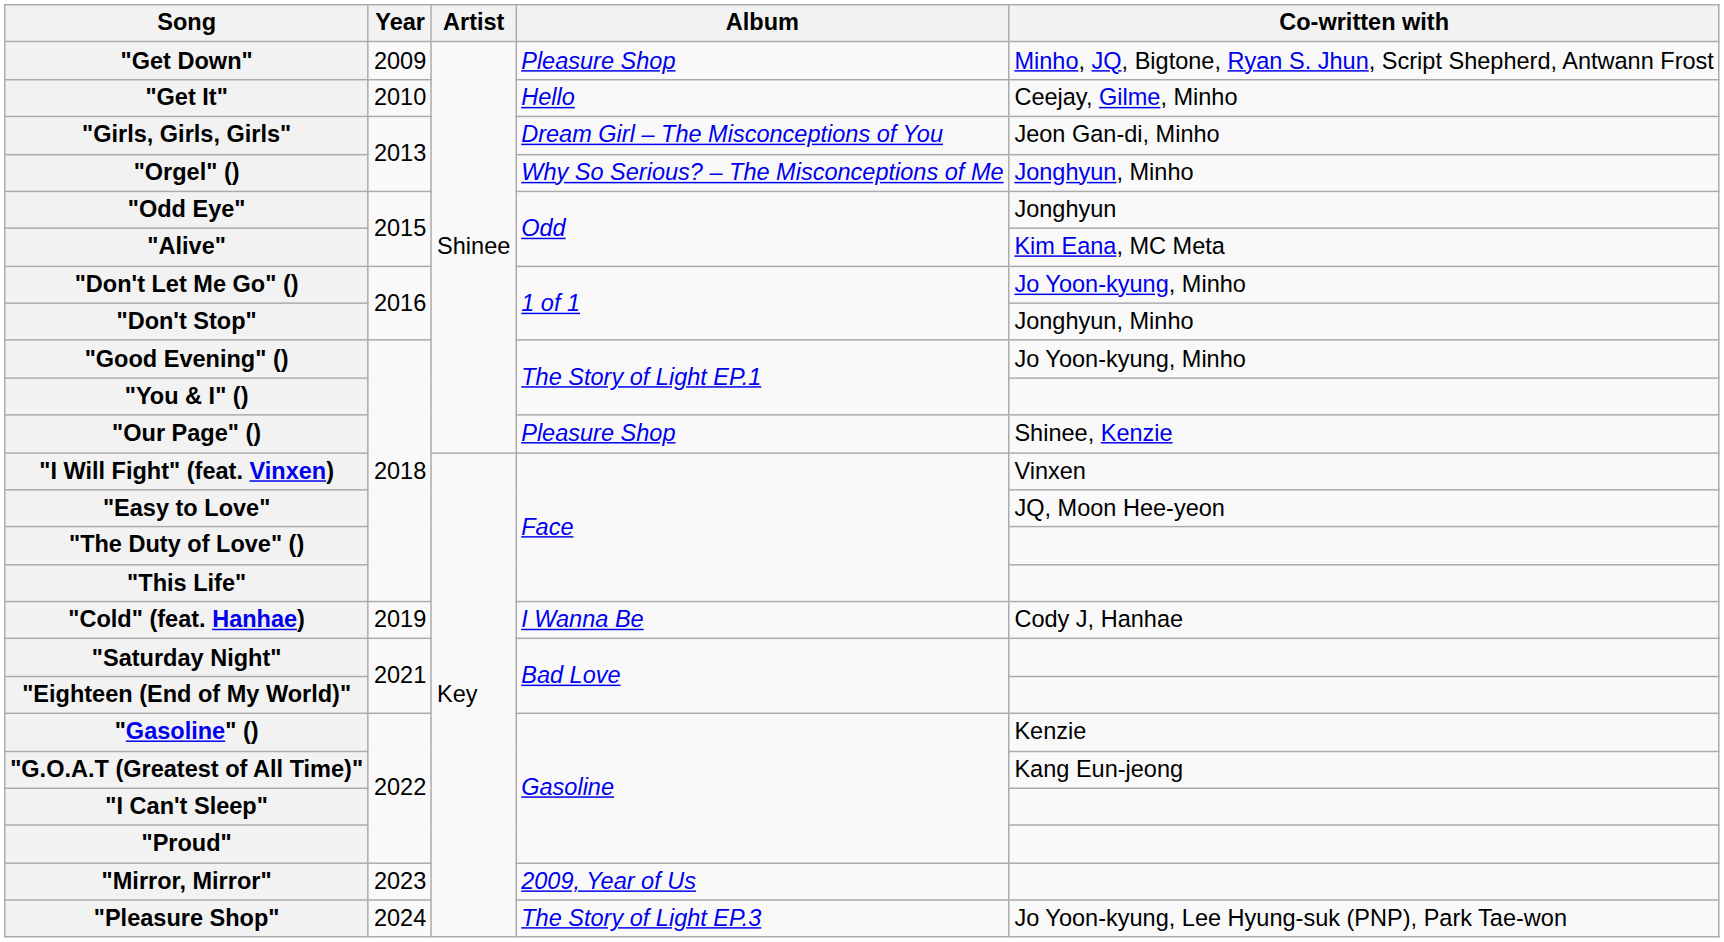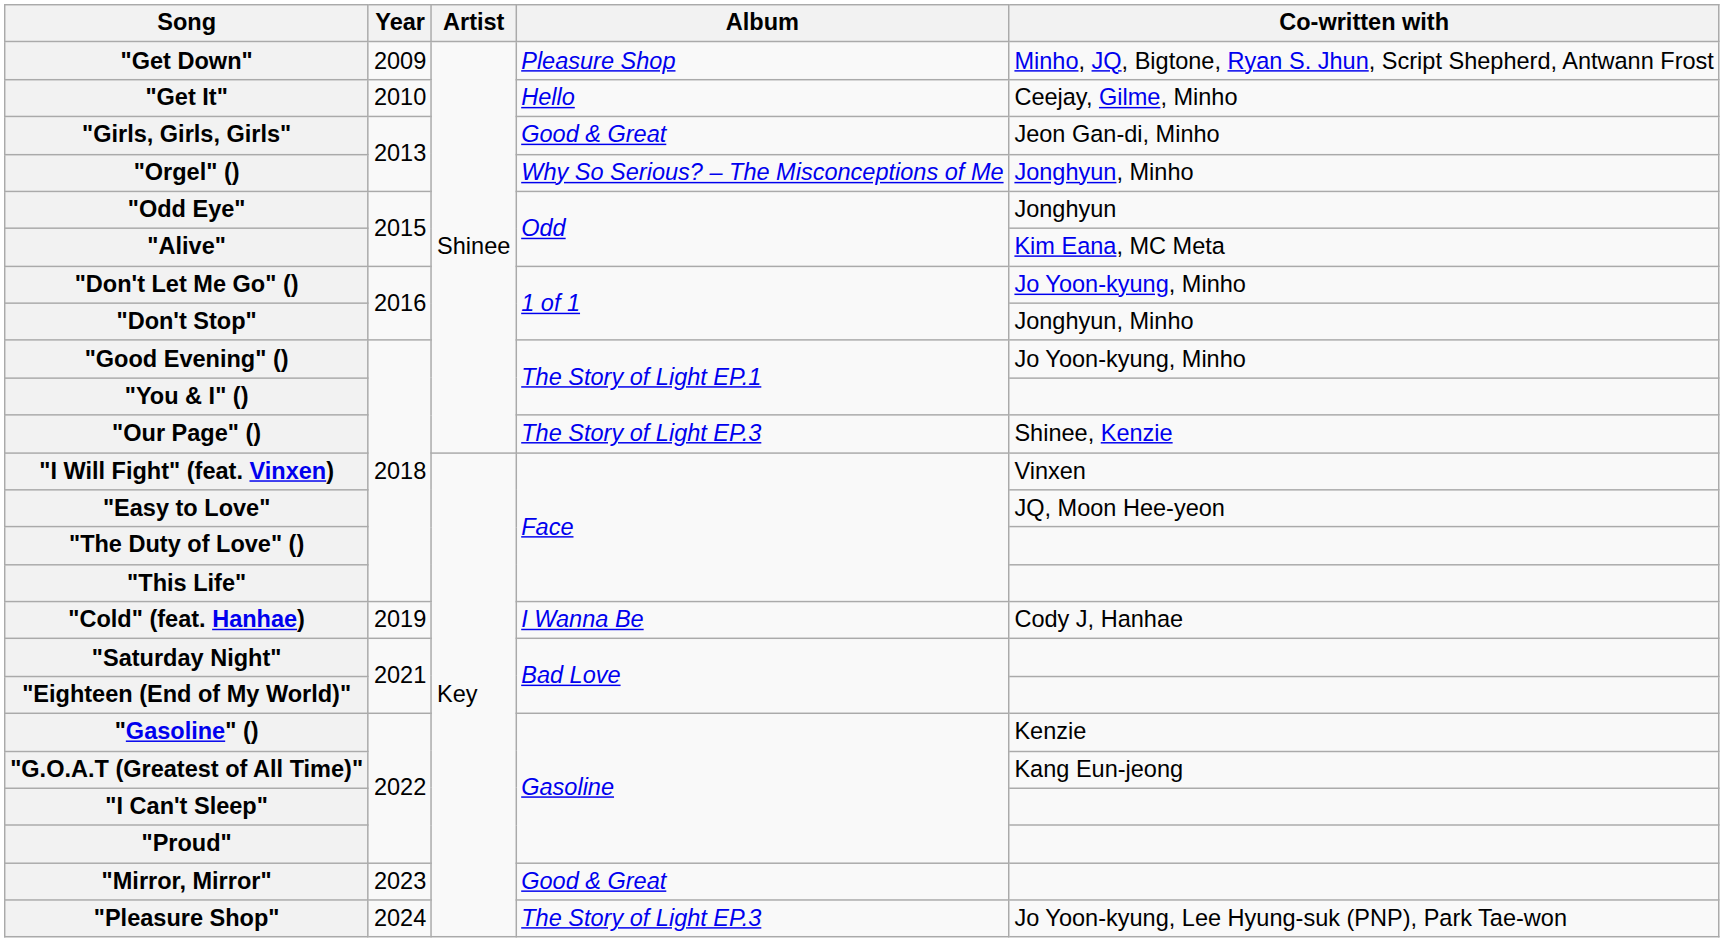(732, 135) Dream Girl – The Misconceptions of You -> (594, 135) Good & Great
(598, 433) Pleasure Shop -> (641, 433) The Story of Light EP.3
(609, 881) 2009, Year of Us -> (594, 881) Good & Great
